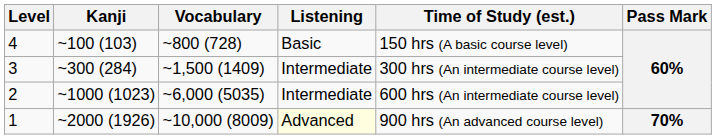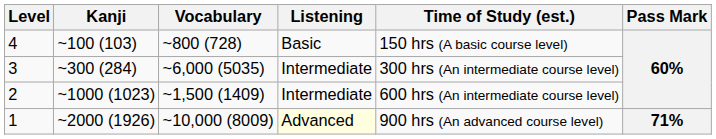(214, 69) ~1,500 (1409) -> (214, 69) ~6,000 (5035)
(214, 95) ~6,000 (5035) -> (214, 95) ~1,500 (1409)
(667, 120) 70% -> (667, 120) 71%
